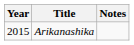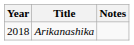(18, 31) 2015 -> (18, 31) 2018
